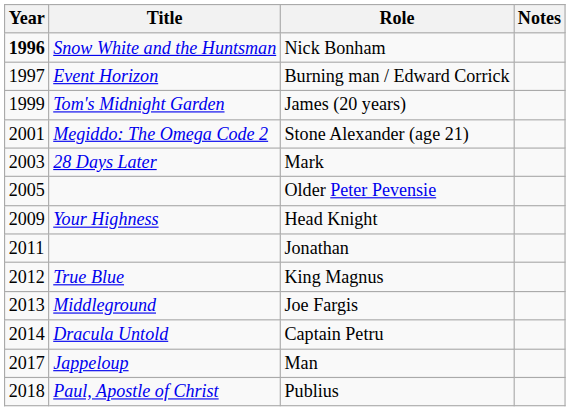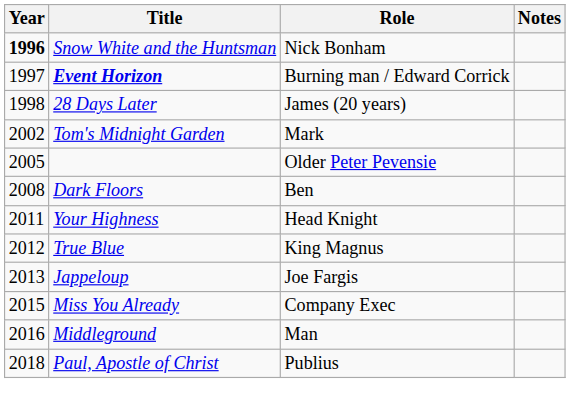(106, 76) normal -> (108, 76) bold
(27, 104) 1999 -> (27, 104) 1998
(139, 104) Tom's Midnight Garden -> (105, 104) 28 Days Later
- row: (377, 133)
(27, 162) 2003 -> (27, 133) 2002
(105, 162) 28 Days Later -> (139, 133) Tom's Midnight Garden
+ row: (299, 190)
(27, 219) 2009 -> (26, 219) 2011
- row: (317, 248)
(105, 305) Middleground -> (91, 276) Jappeloup
- row: (334, 334)
+ row: (340, 305)
(27, 362) 2017 -> (27, 334) 2016
(91, 362) Jappeloup -> (105, 334) Middleground
